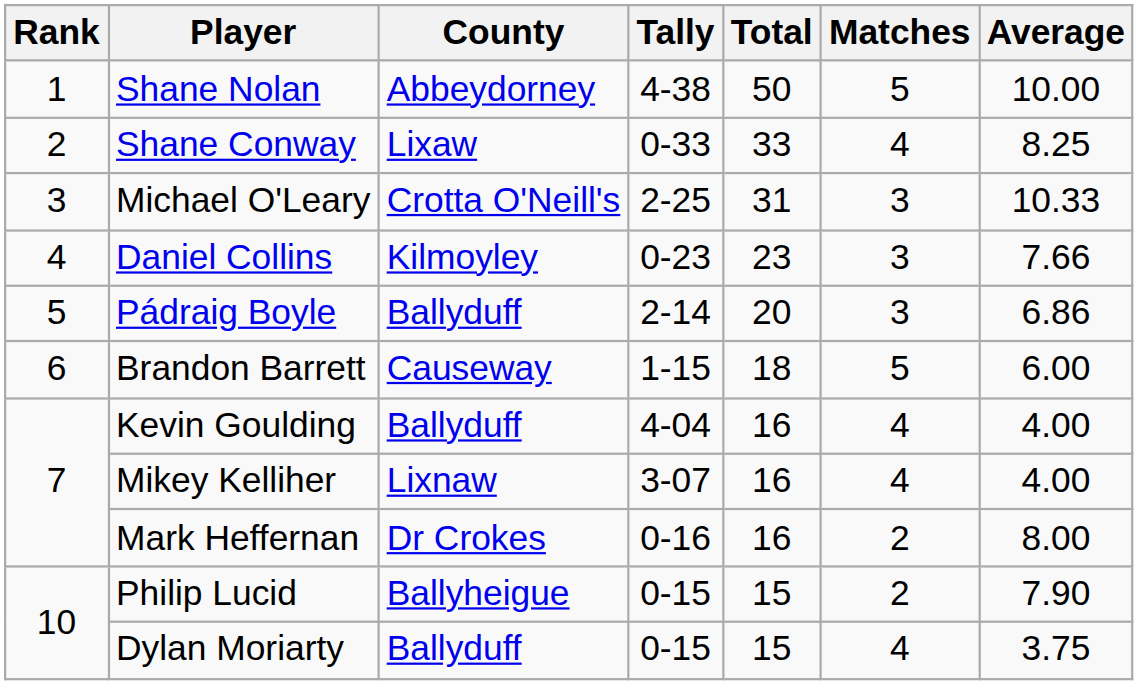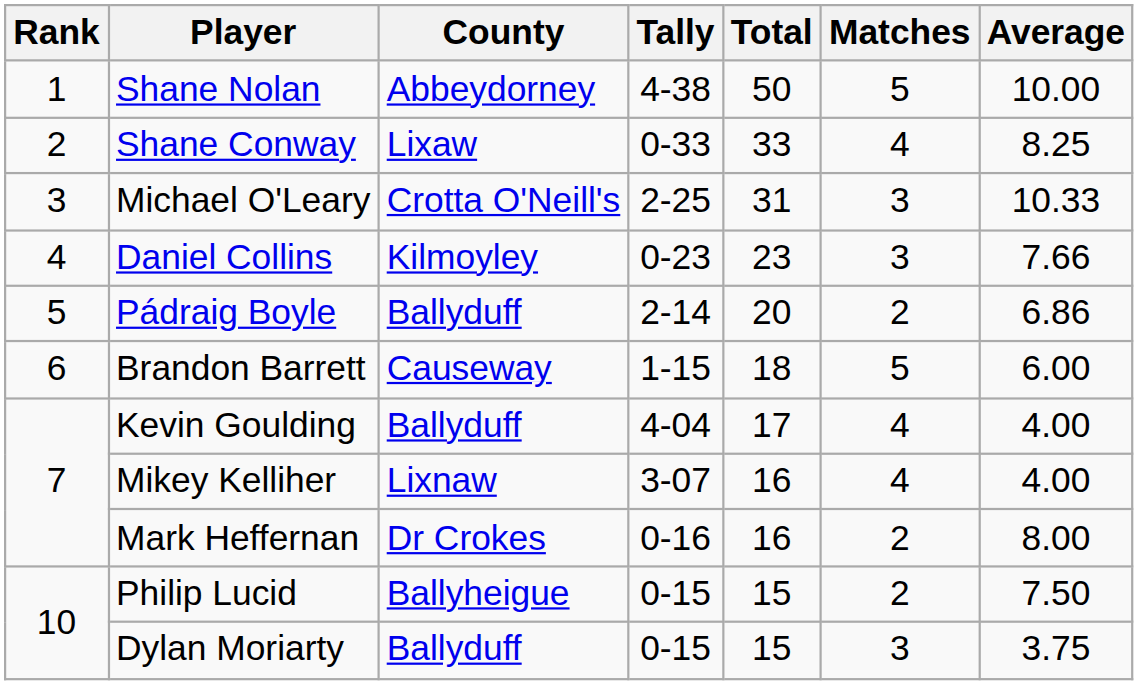(900, 312) 3 -> (900, 312) 2
(772, 425) 16 -> (772, 425) 17
(1056, 593) 7.90 -> (1056, 593) 7.50
(900, 649) 4 -> (900, 649) 3
